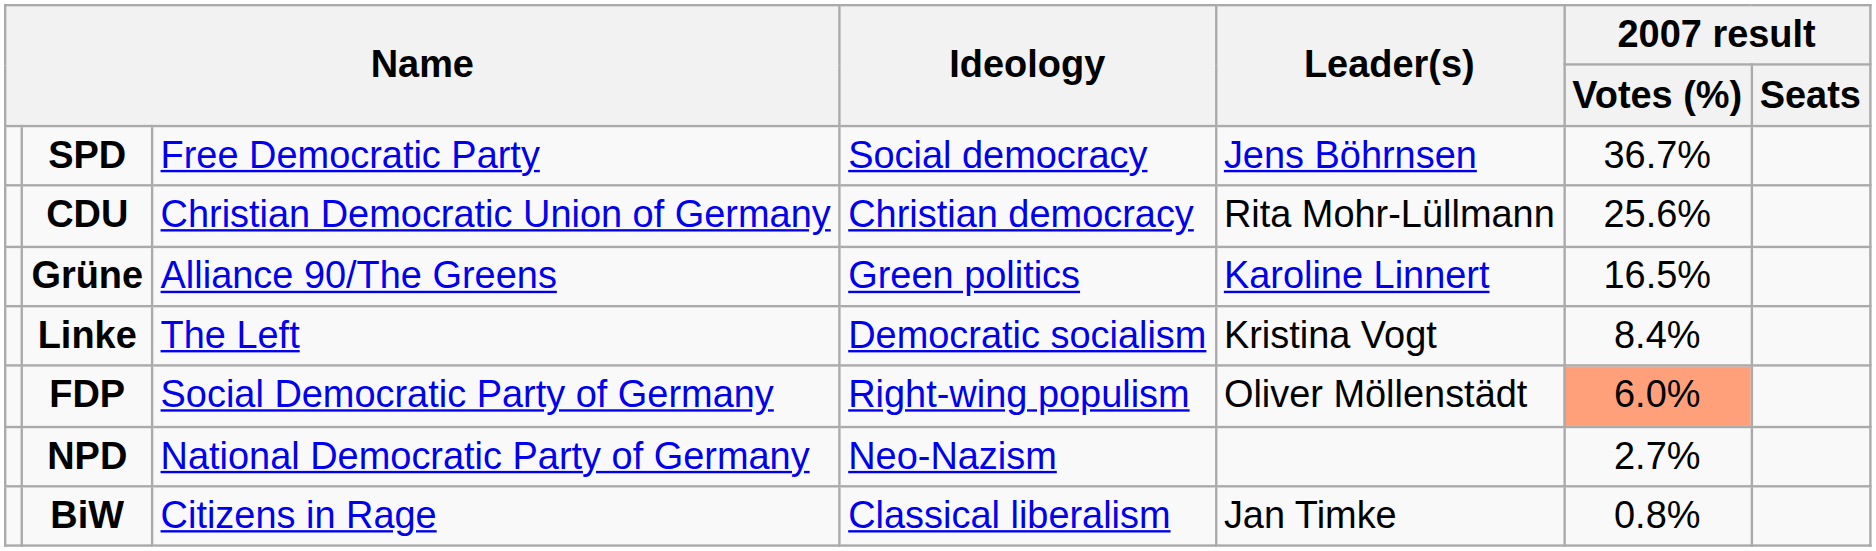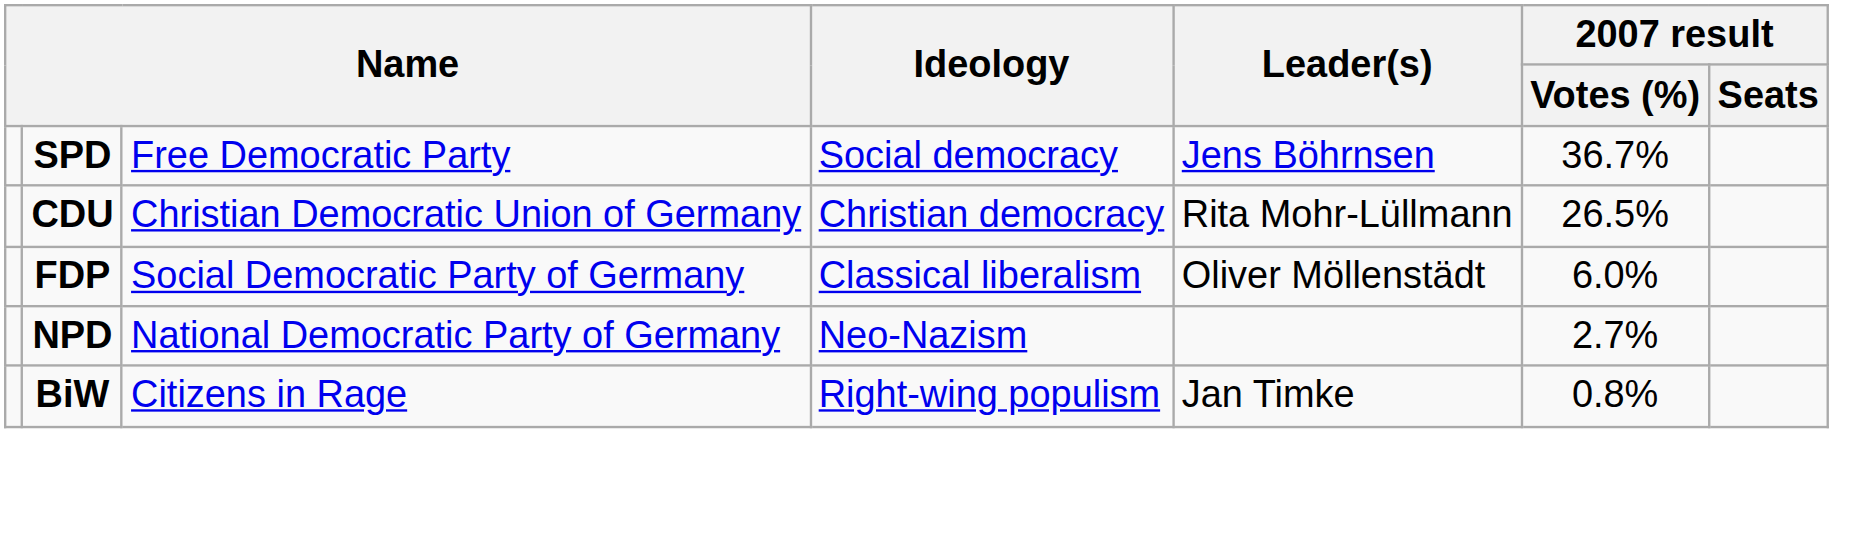(1657, 214) 25.6% -> (1615, 214) 26.5%
- row: (87, 275)
- row: (87, 335)
(1019, 395) Right-wing populism -> (980, 275) Classical liberalism
(1657, 395) lightsalmon background -> (1615, 275) no background
(1009, 515) Classical liberalism -> (989, 395) Right-wing populism
